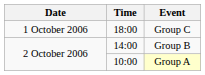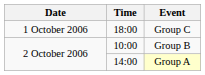(125, 45) 14:00 -> (125, 45) 10:00
(125, 62) 10:00 -> (125, 62) 14:00
